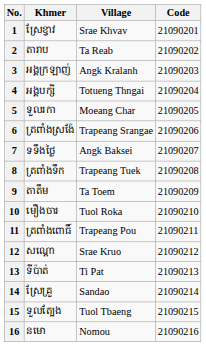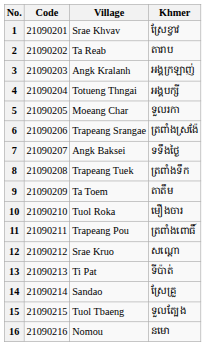columns swapped: (178, 12) <-> (50, 12)
